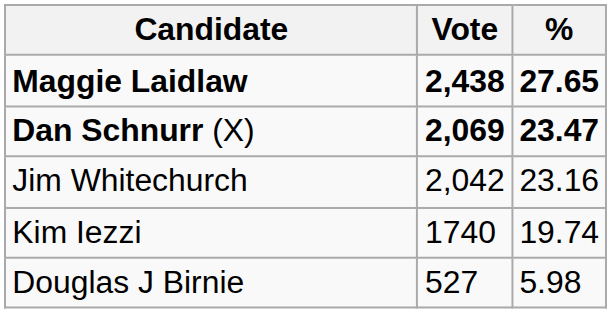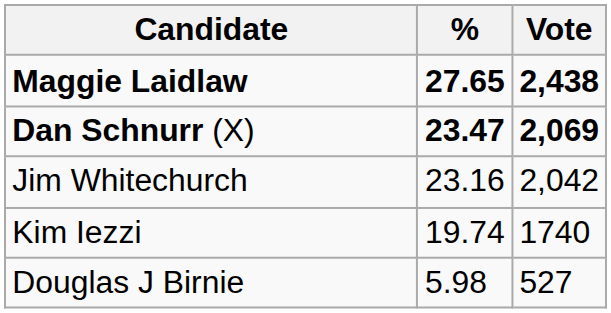columns swapped: (465, 29) <-> (559, 29)
